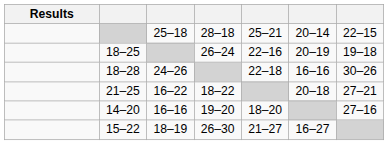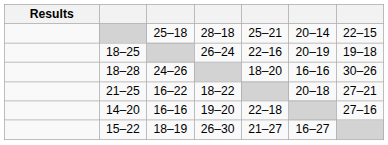(265, 71) 22–18 -> (265, 71) 18–20
(265, 110) 18–20 -> (265, 110) 22–18
